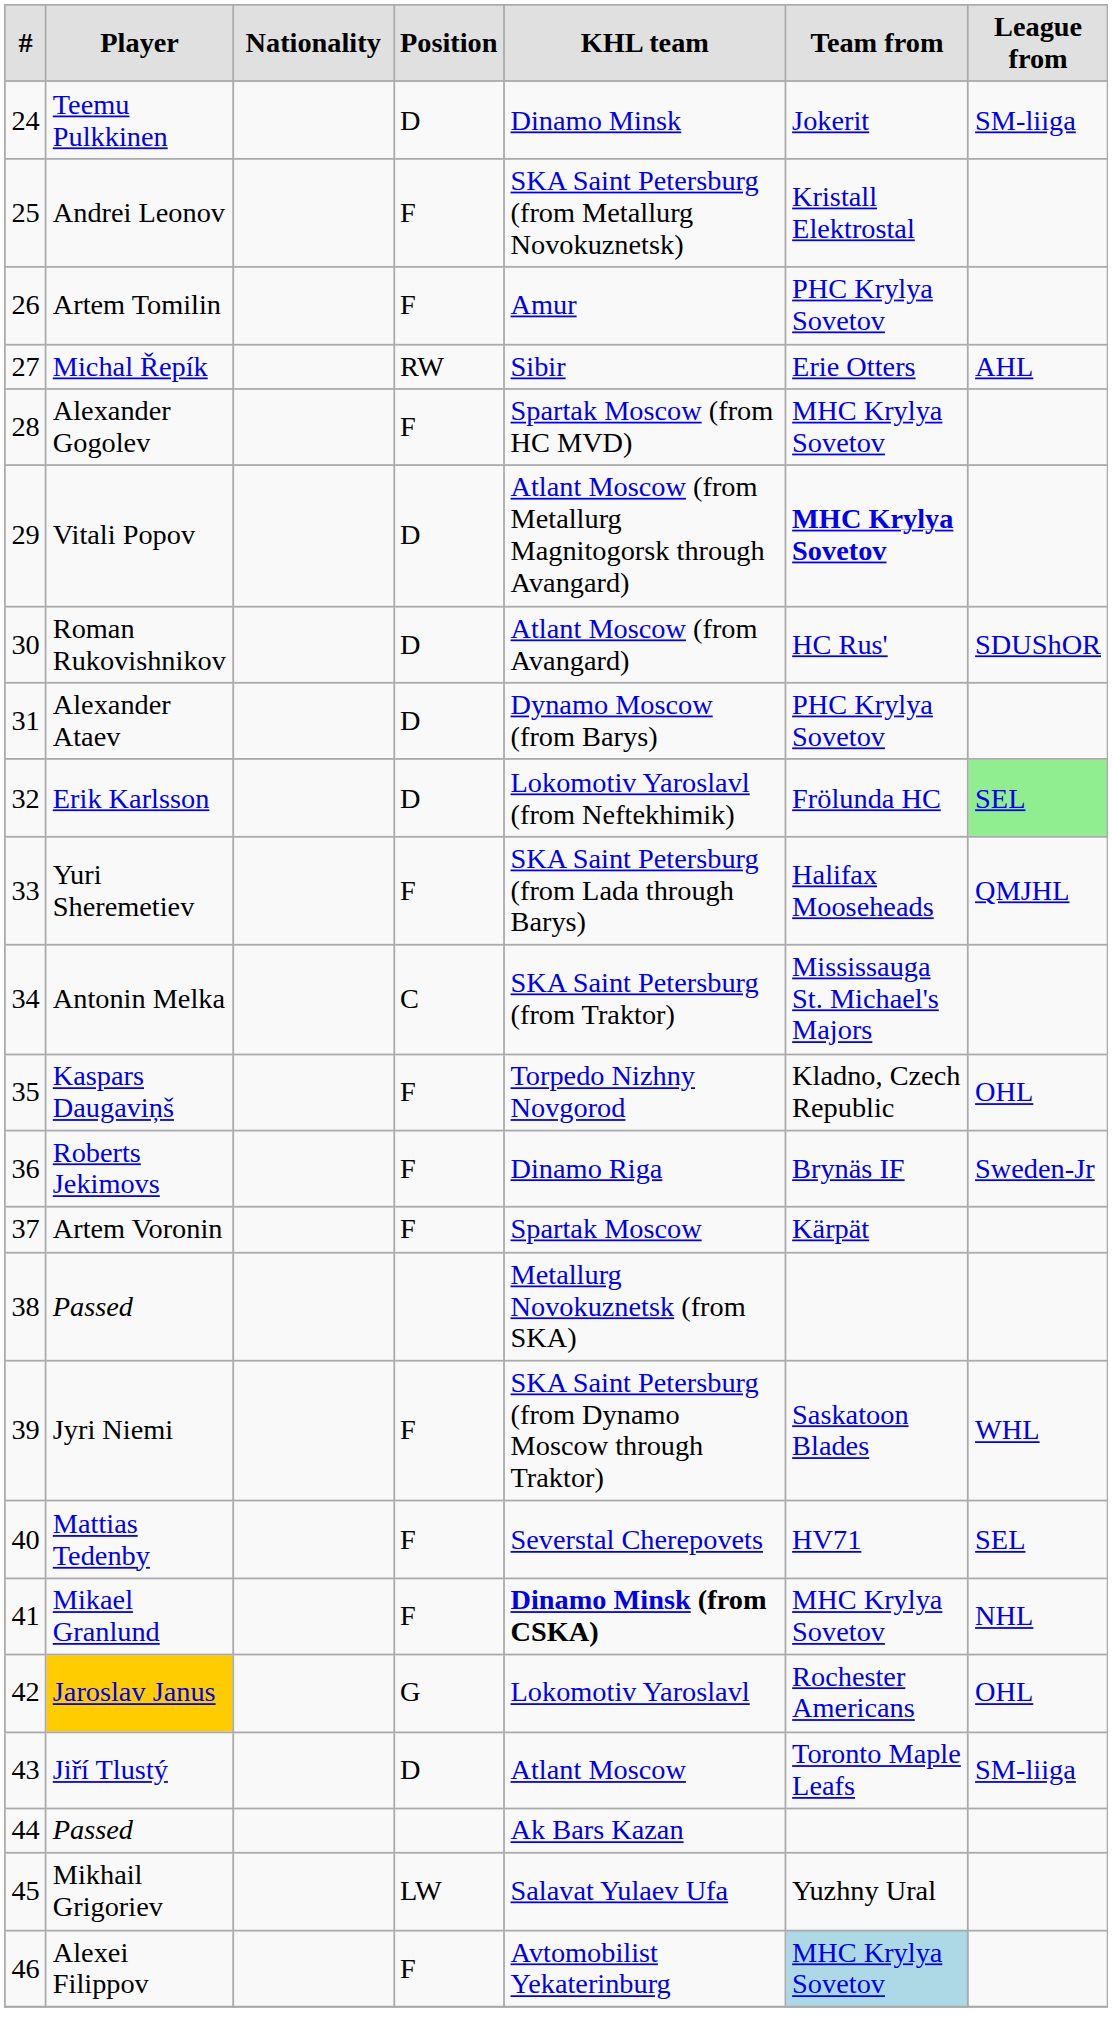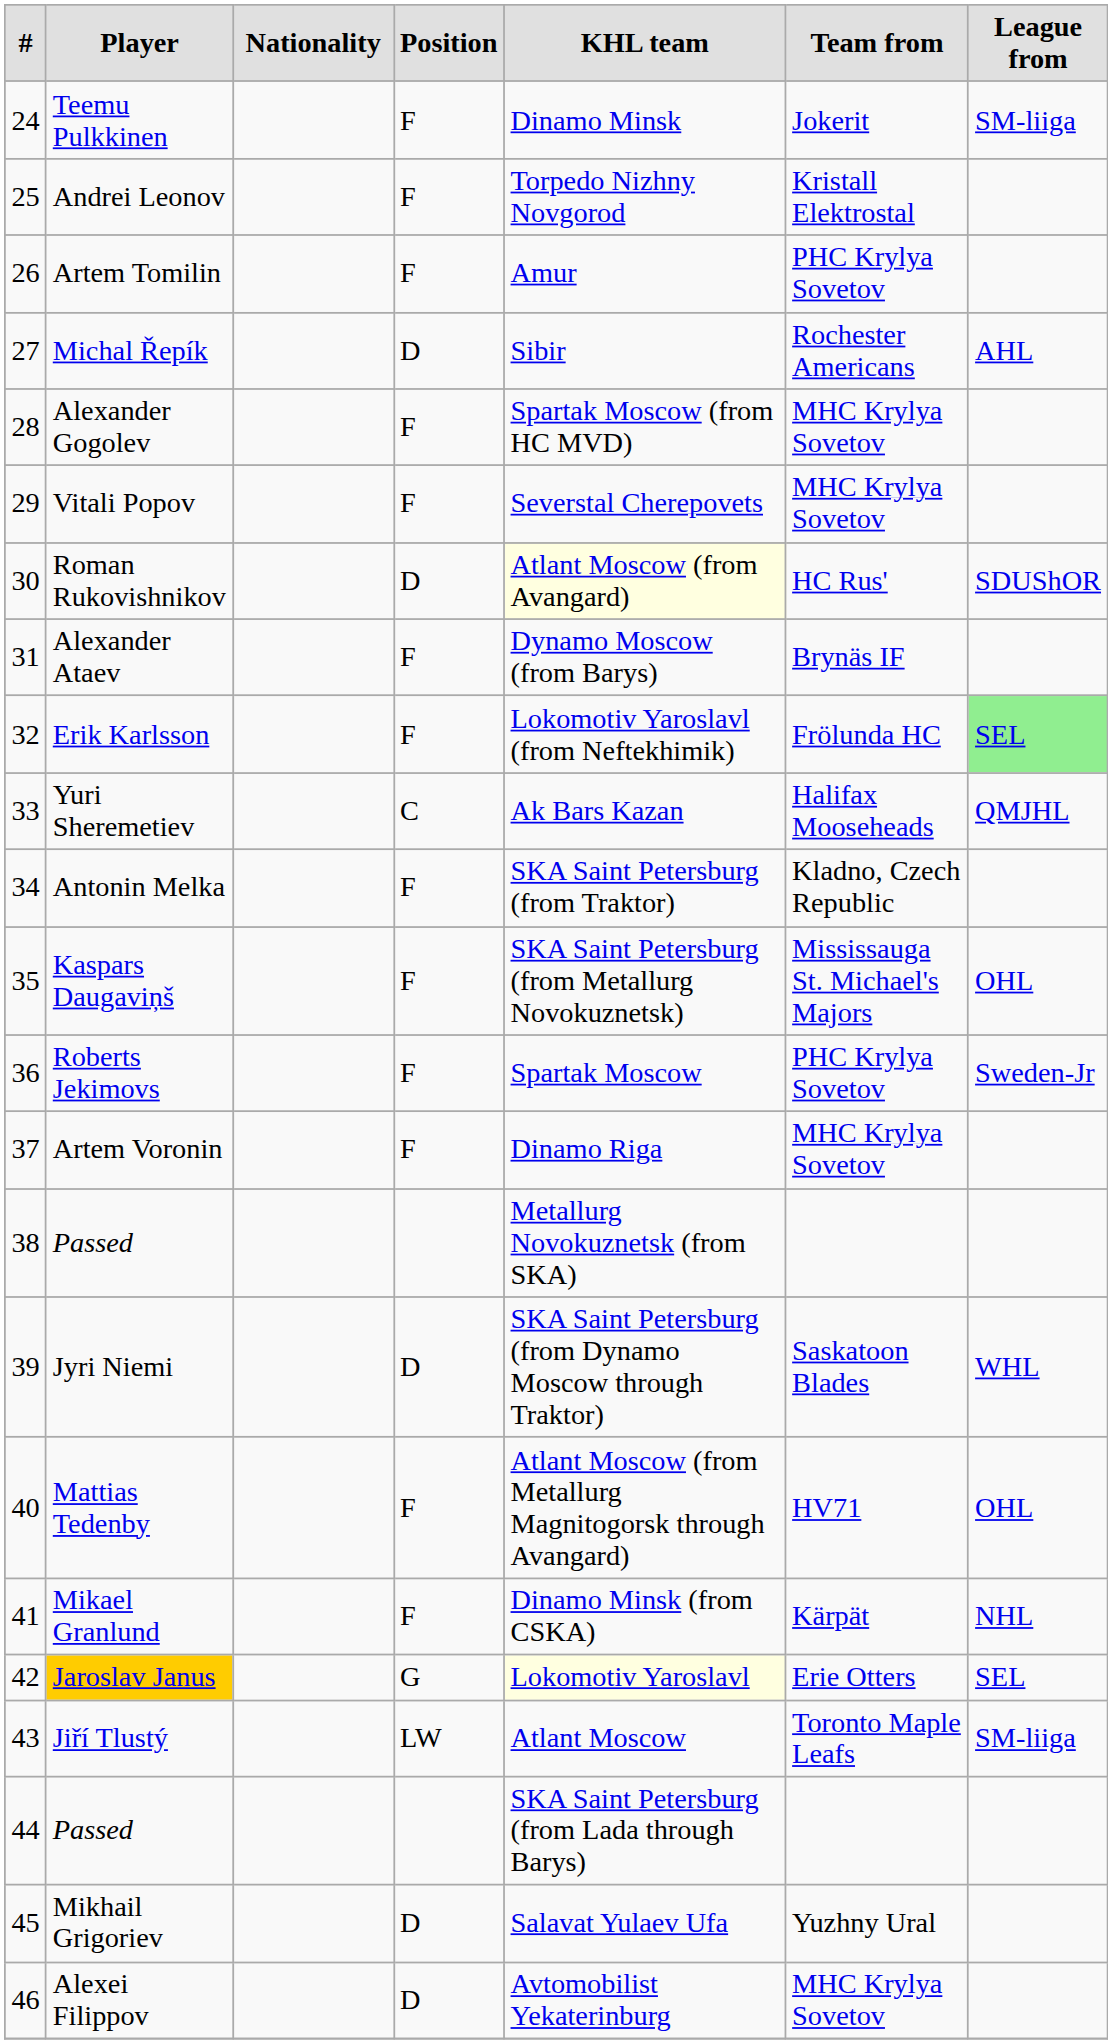(410, 119) D -> (408, 119) F
(635, 212) SKA Saint Petersburg (from Metallurg Novokuznetsk) -> (603, 196) Torpedo Nizhny Novgorod
(422, 365) RW -> (410, 349) D
(854, 365) Erie Otters -> (853, 349) Rochester Americans
(410, 535) D -> (408, 503) F
(638, 535) Atlant Moscow (from Metallurg Magnitogorsk through Avangard) -> (637, 503) Severstal Cherepovets
(873, 535) bold -> (867, 503) normal
(634, 644) no background -> (634, 580) lightyellow background
(410, 720) D -> (408, 657) F
(863, 720) PHC Krylya Sovetov -> (848, 657) Brynäs IF
(410, 797) D -> (408, 733) F
(408, 890) F -> (409, 810) C
(635, 890) SKA Saint Petersburg (from Lada through Barys) -> (597, 810) Ak Bars Kazan
(409, 998) C -> (408, 887) F
(865, 998) Mississauga St. Michael's Majors -> (876, 887) Kladno, Czech Republic
(603, 1091) Torpedo Nizhny Novgorod -> (635, 980) SKA Saint Petersburg (from Metallurg Novokuznetsk)
(876, 1091) Kladno, Czech Republic -> (865, 980) Mississauga St. Michael's Majors
(586, 1168) Dinamo Riga -> (606, 1072) Spartak Moscow
(848, 1168) Brynäs IF -> (863, 1072) PHC Krylya Sovetov
(606, 1229) Spartak Moscow -> (586, 1149) Dinamo Riga
(831, 1229) Kärpät -> (867, 1149) MHC Krylya Sovetov
(408, 1430) F -> (410, 1366) D
(637, 1539) Severstal Cherepovets -> (638, 1507) Atlant Moscow (from Metallurg Magnitogorsk through Avangard)
(1000, 1539) SEL -> (1004, 1507) OHL
(639, 1615) bold -> (632, 1615) normal
(867, 1615) MHC Krylya Sovetov -> (831, 1615) Kärpät
(630, 1692) no background -> (630, 1676) lightyellow background
(853, 1692) Rochester Americans -> (854, 1676) Erie Otters
(1004, 1692) OHL -> (1000, 1676) SEL
(410, 1769) D -> (421, 1737) LW
(597, 1830) Ak Bars Kazan -> (635, 1830) SKA Saint Petersburg (from Lada through Barys)
(421, 1891) LW -> (410, 1923) D
(408, 1967) F -> (410, 1999) D
(867, 1967) lightblue background -> (867, 1999) no background
